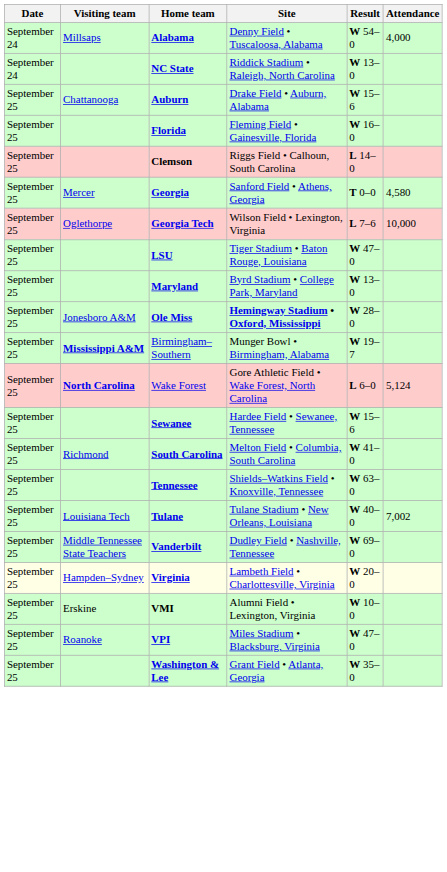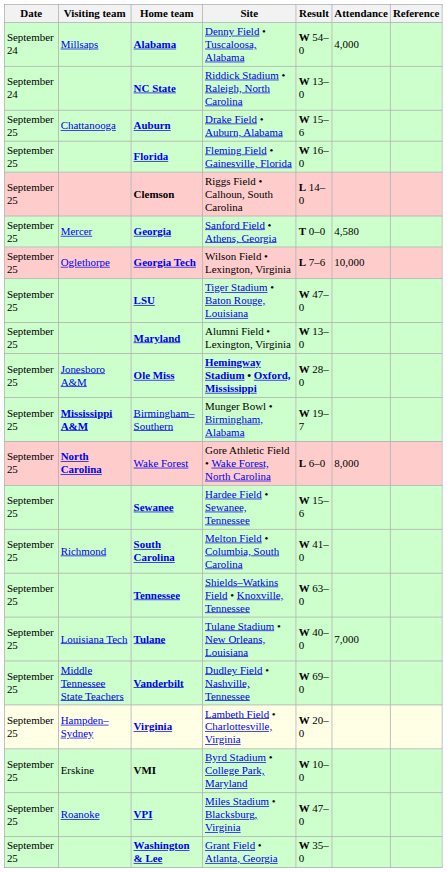+ column: (416, 13)
(282, 286) Byrd Stadium • College Park, Maryland -> (248, 338) Alumni Field • Lexington, Virginia
(398, 385) 5,124 -> (347, 463) 8,000
(398, 516) 7,002 -> (347, 639) 7,000
(272, 609) Alumni Field • Lexington, Virginia -> (239, 771) Byrd Stadium • College Park, Maryland
